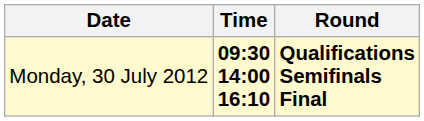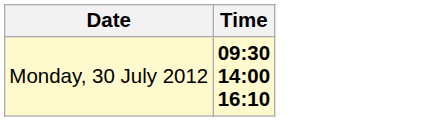- column: (347, 20)
